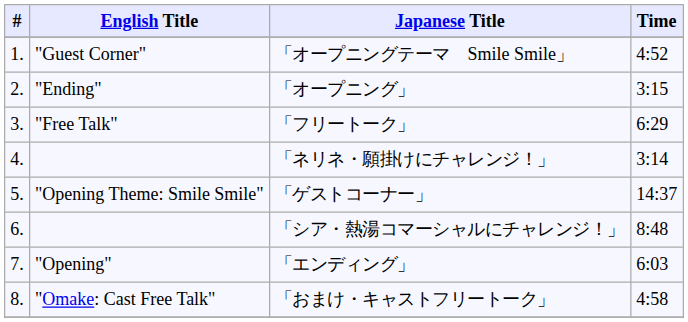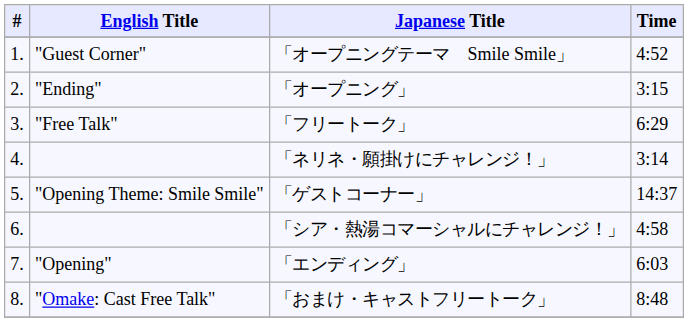(652, 229) 8:48 -> (652, 229) 4:58
(652, 299) 4:58 -> (652, 299) 8:48
